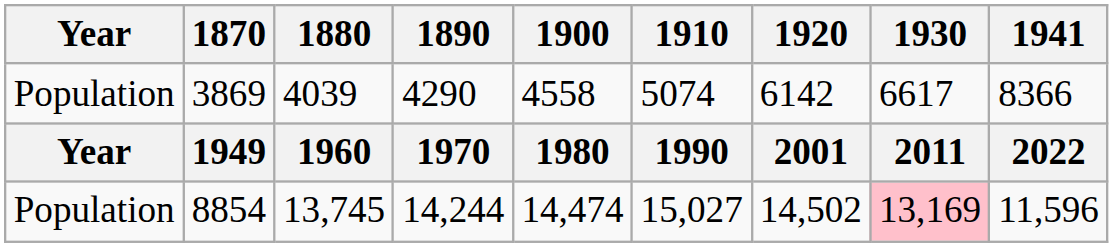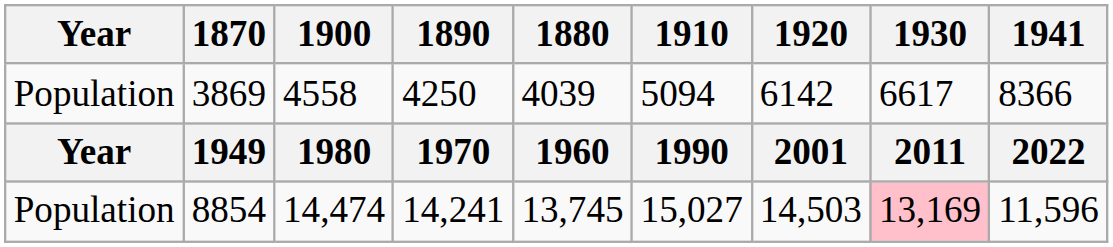columns swapped: (334, 33) <-> (572, 33)
(439, 92) 4290 -> (439, 92) 4250
(678, 92) 5074 -> (678, 92) 5094
(453, 210) 14,244 -> (453, 210) 14,241
(811, 210) 14,502 -> (811, 210) 14,503
